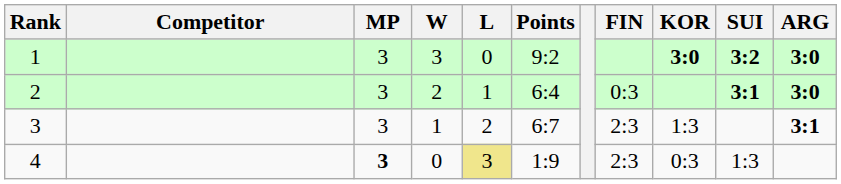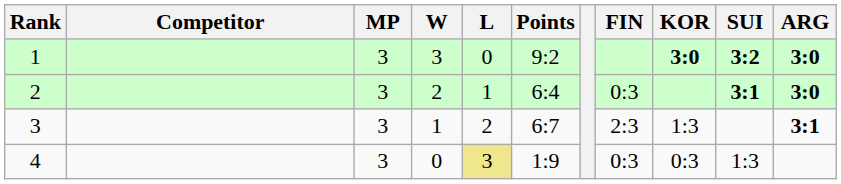(383, 160) bold -> (383, 160) normal
(624, 160) 2:3 -> (624, 160) 0:3
